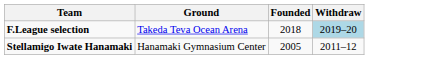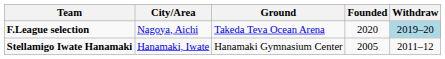+ column: (173, 12)
(290, 29) 2018 -> (367, 29) 2020
